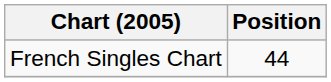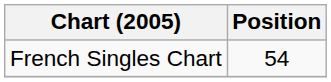(277, 58) 44 -> (277, 58) 54
